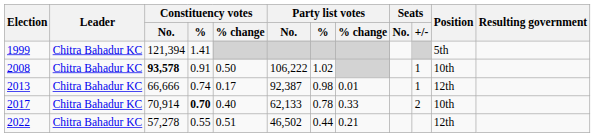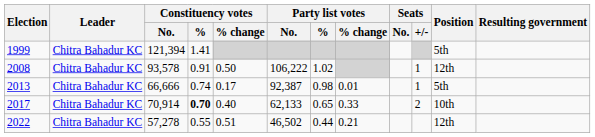(163, 68) bold -> (163, 68) normal
(444, 68) 10th -> (444, 68) 12th
(444, 86) 12th -> (441, 86) 5th
(323, 104) 0.78 -> (323, 104) 0.65
